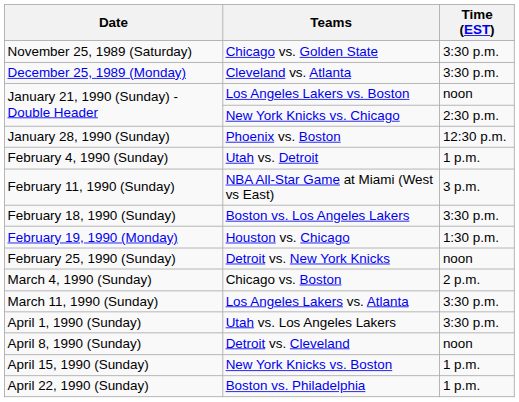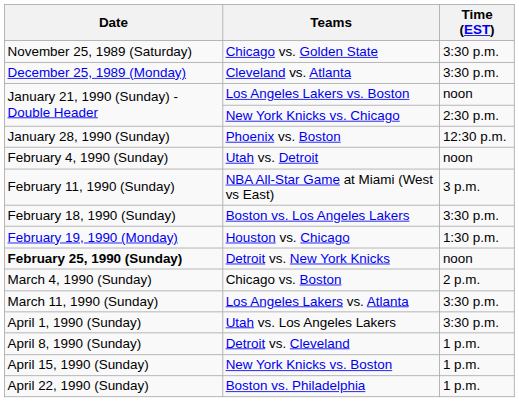(462, 158) 1 p.m. -> (458, 158) noon
(92, 258) normal -> (95, 258) bold
(458, 343) noon -> (462, 343) 1 p.m.
